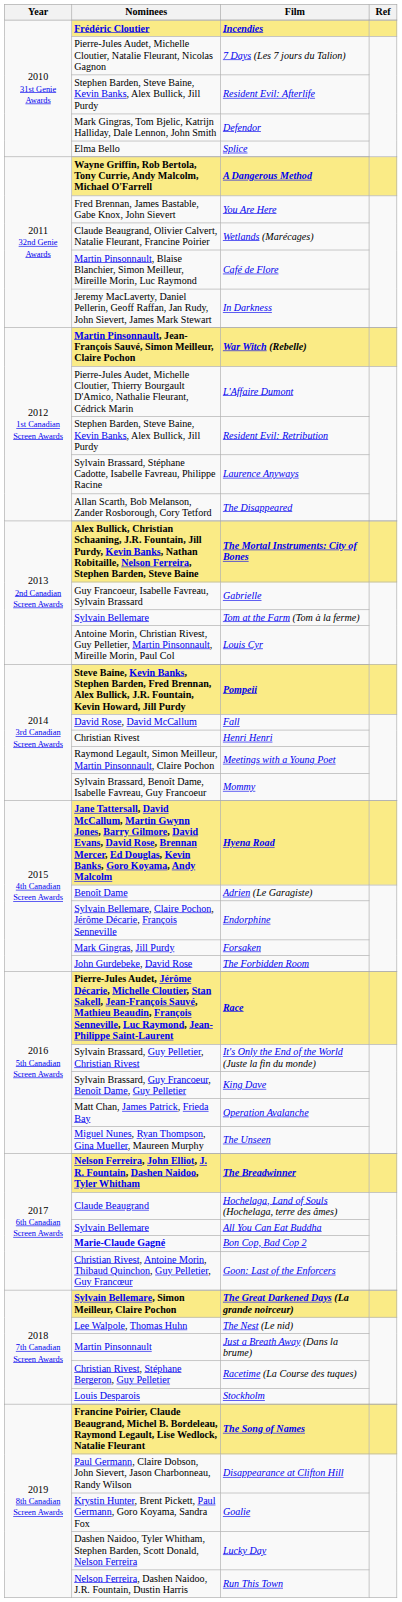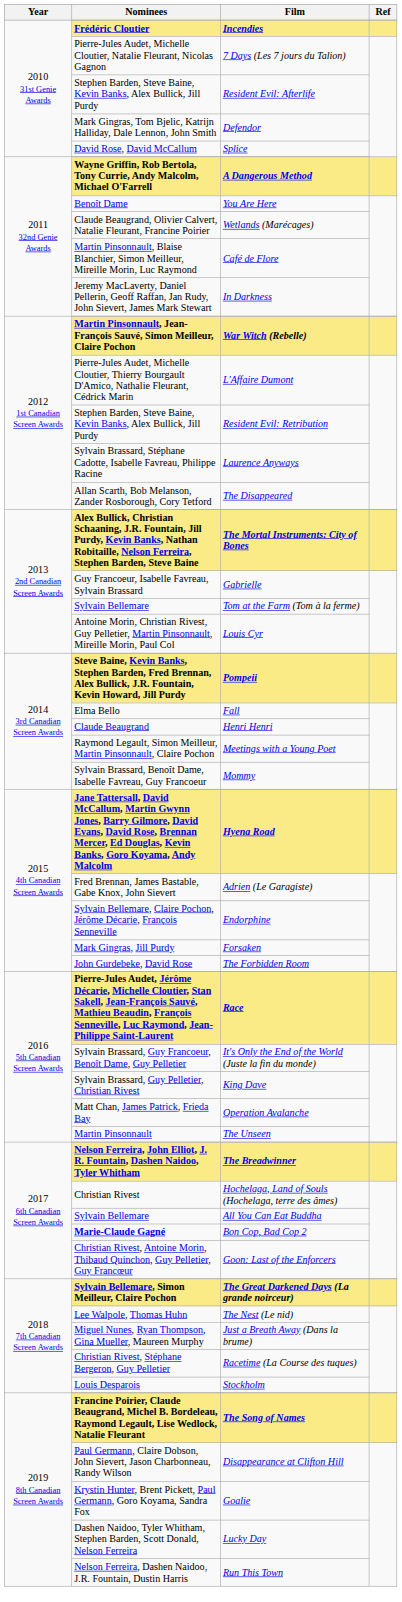(97, 149) Elma Bello -> (136, 149) David Rose, David McCallum
(136, 209) Fred Brennan, James Bastable, Gabe Knox, John Sievert -> (101, 203) Benoît Dame
(136, 722) David Rose, David McCallum -> (97, 711) Elma Bello
(107, 738) Christian Rivest -> (112, 727) Claude Beaugrand
(101, 893) Benoît Dame -> (136, 887) Fred Brennan, James Bastable, Gabe Knox, John Sievert
(139, 1058) Sylvain Brassard, Guy Pelletier, Christian Rivest -> (142, 1058) Sylvain Brassard, Guy Francoeur, Benoît Dame, Guy Pelletier
(142, 1085) Sylvain Brassard, Guy Francoeur, Benoît Dame, Guy Pelletier -> (139, 1085) Sylvain Brassard, Guy Pelletier, Christian Rivest
(140, 1140) Miguel Nunes, Ryan Thompson, Gina Mueller, Maureen Murphy -> (113, 1134) Martin Pinsonnault
(112, 1206) Claude Beaugrand -> (107, 1194) Christian Rivest
(113, 1347) Martin Pinsonnault -> (140, 1335) Miguel Nunes, Ryan Thompson, Gina Mueller, Maureen Murphy
